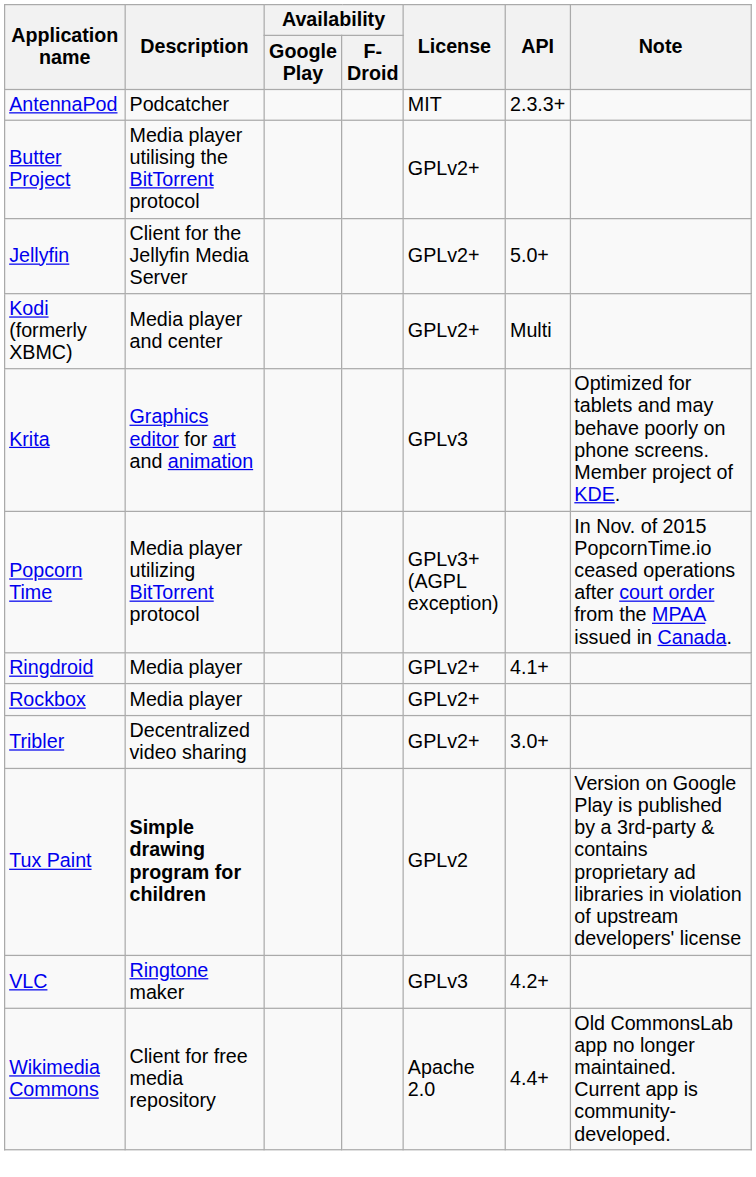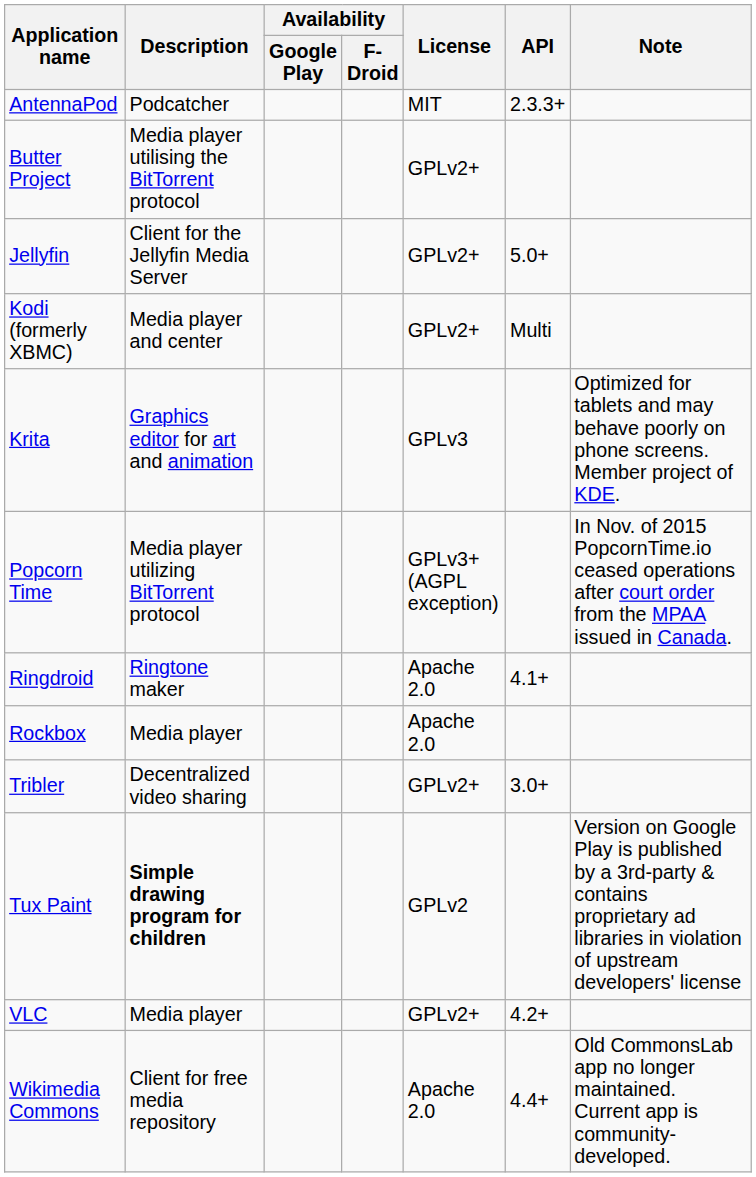(186, 668) Media player -> (169, 679) Ringtone maker
(444, 668) GPLv2+ -> (441, 679) Apache 2.0
(444, 699) GPLv2+ -> (441, 732) Apache 2.0
(169, 981) Ringtone maker -> (186, 1014) Media player
(438, 981) GPLv3 -> (444, 1014) GPLv2+
